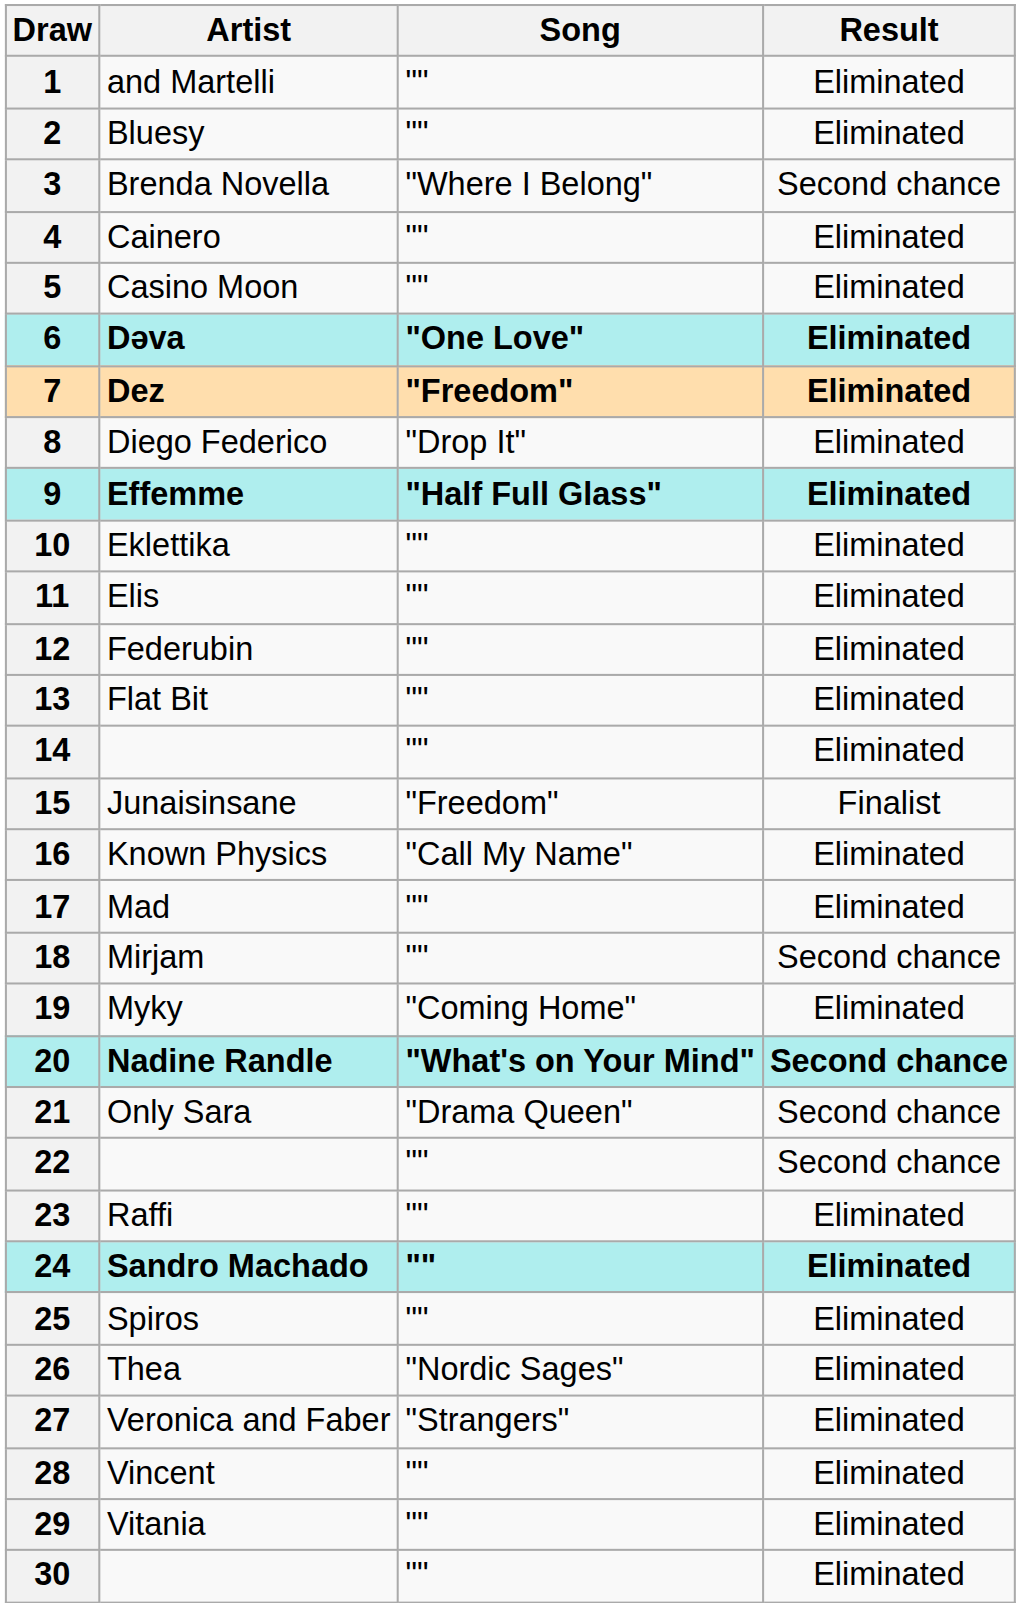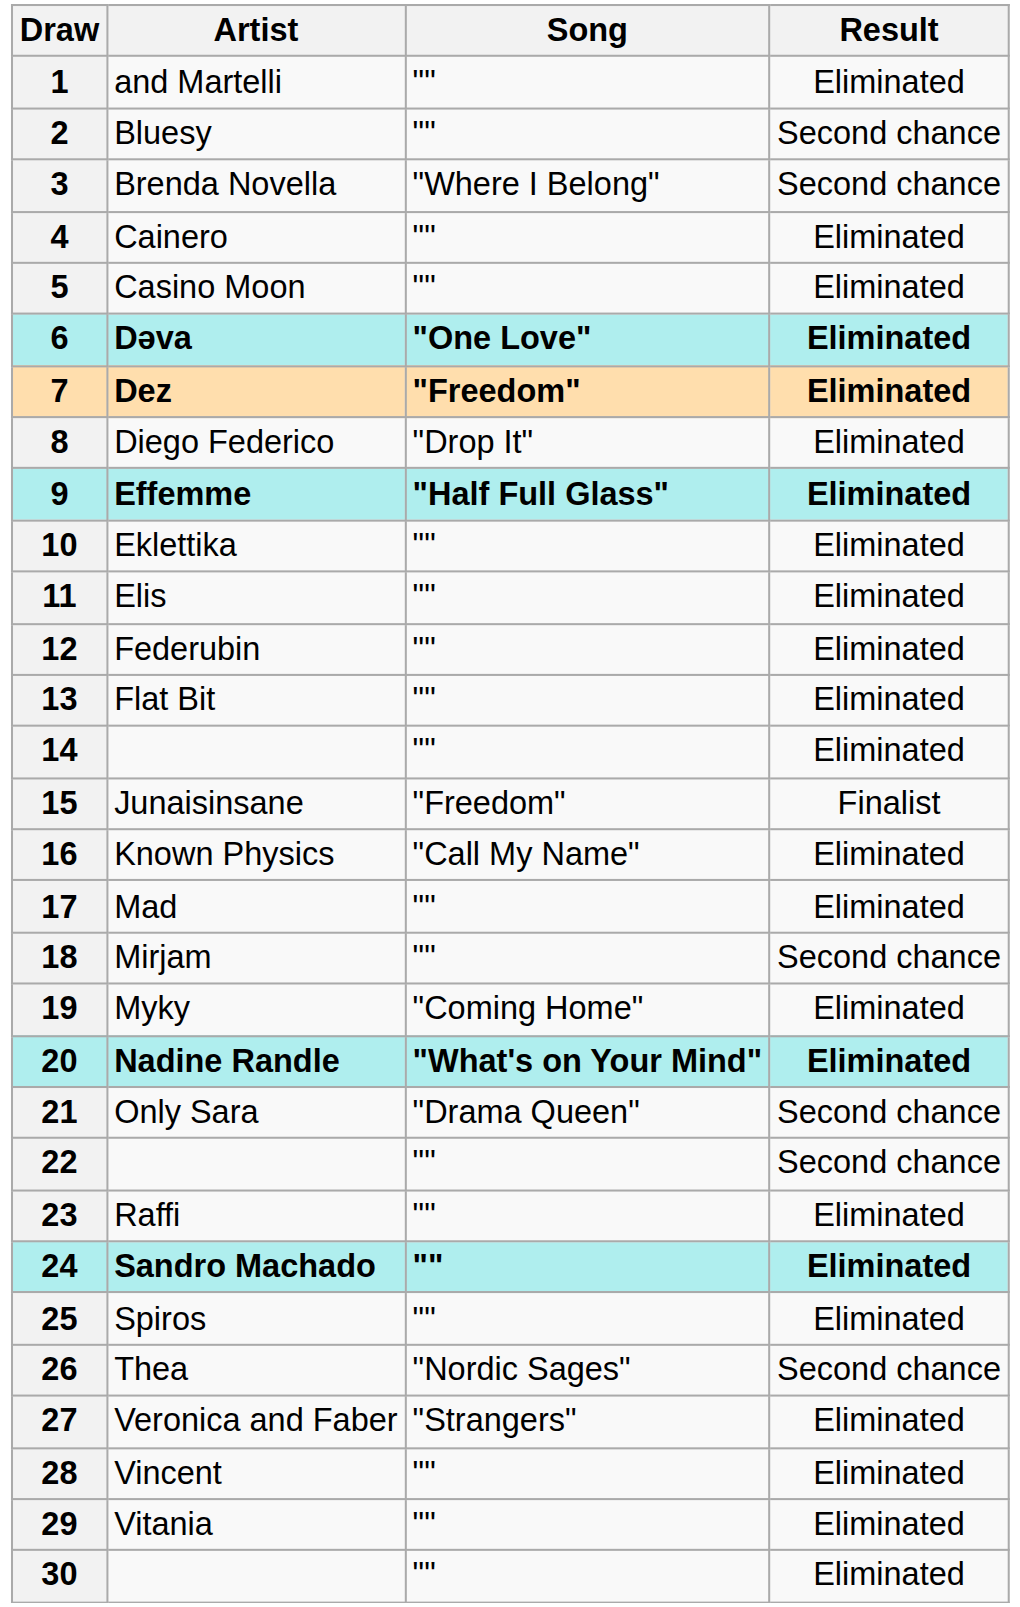(889, 133) Eliminated -> (889, 133) Second chance
(889, 1060) Second chance -> (889, 1060) Eliminated
(889, 1369) Eliminated -> (889, 1369) Second chance
